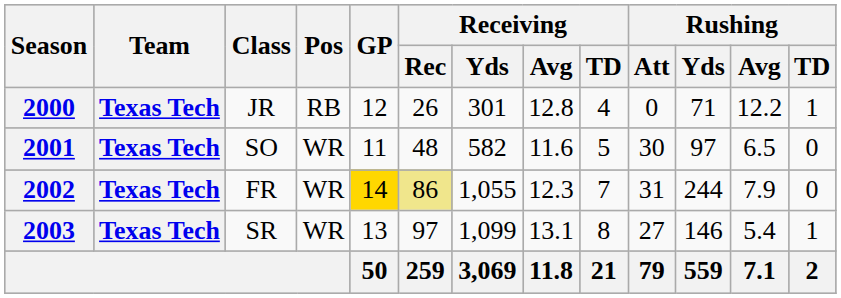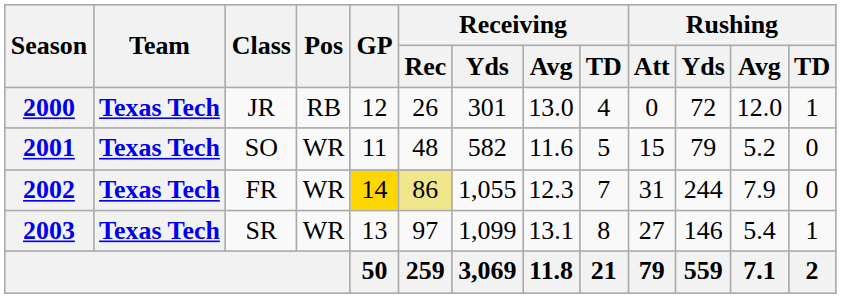(551, 107) 12.8 -> (551, 107) 13.0
(703, 107) 71 -> (703, 107) 72
(759, 107) 12.2 -> (759, 107) 12.0
(652, 148) 30 -> (652, 148) 15
(703, 148) 97 -> (703, 148) 79
(759, 148) 6.5 -> (759, 148) 5.2
